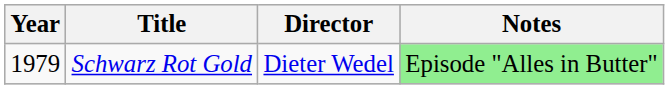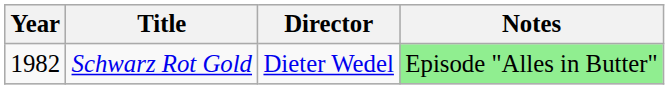(35, 63) 1979 -> (35, 63) 1982
